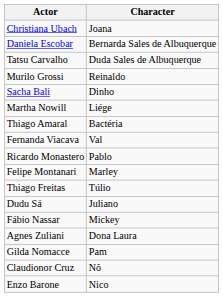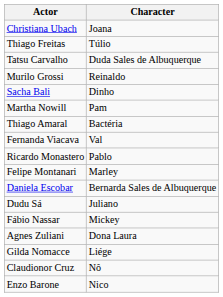rows swapped: (40, 44) <-> (36, 188)
(100, 108) Liége -> (98, 108) Pam
(98, 252) Pam -> (100, 252) Liége
